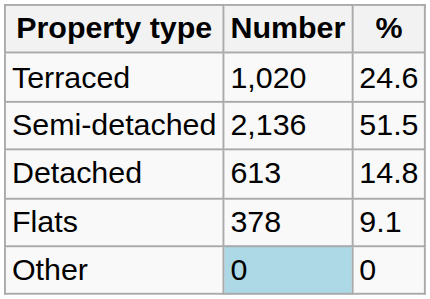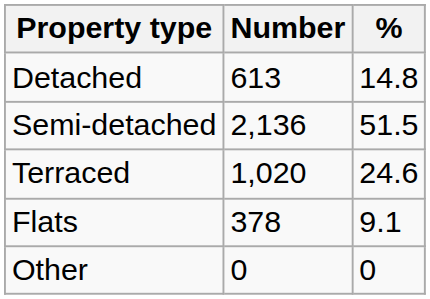rows swapped: (77, 173) <-> (71, 76)
(239, 269) lightblue background -> (239, 269) no background
